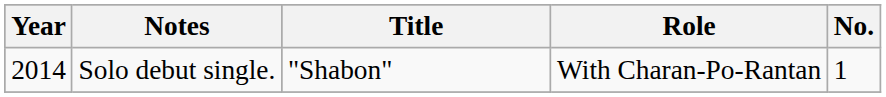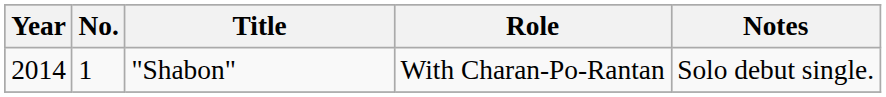columns swapped: (854, 26) <-> (177, 26)
